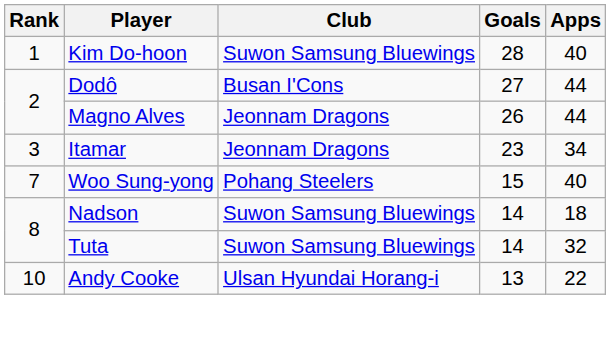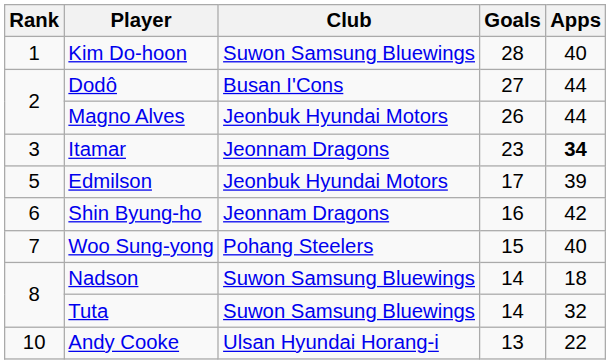(306, 117) Jeonnam Dragons -> (335, 117) Jeonbuk Hyundai Motors
(576, 149) normal -> (576, 149) bold
+ row: (110, 181)
+ row: (135, 213)
